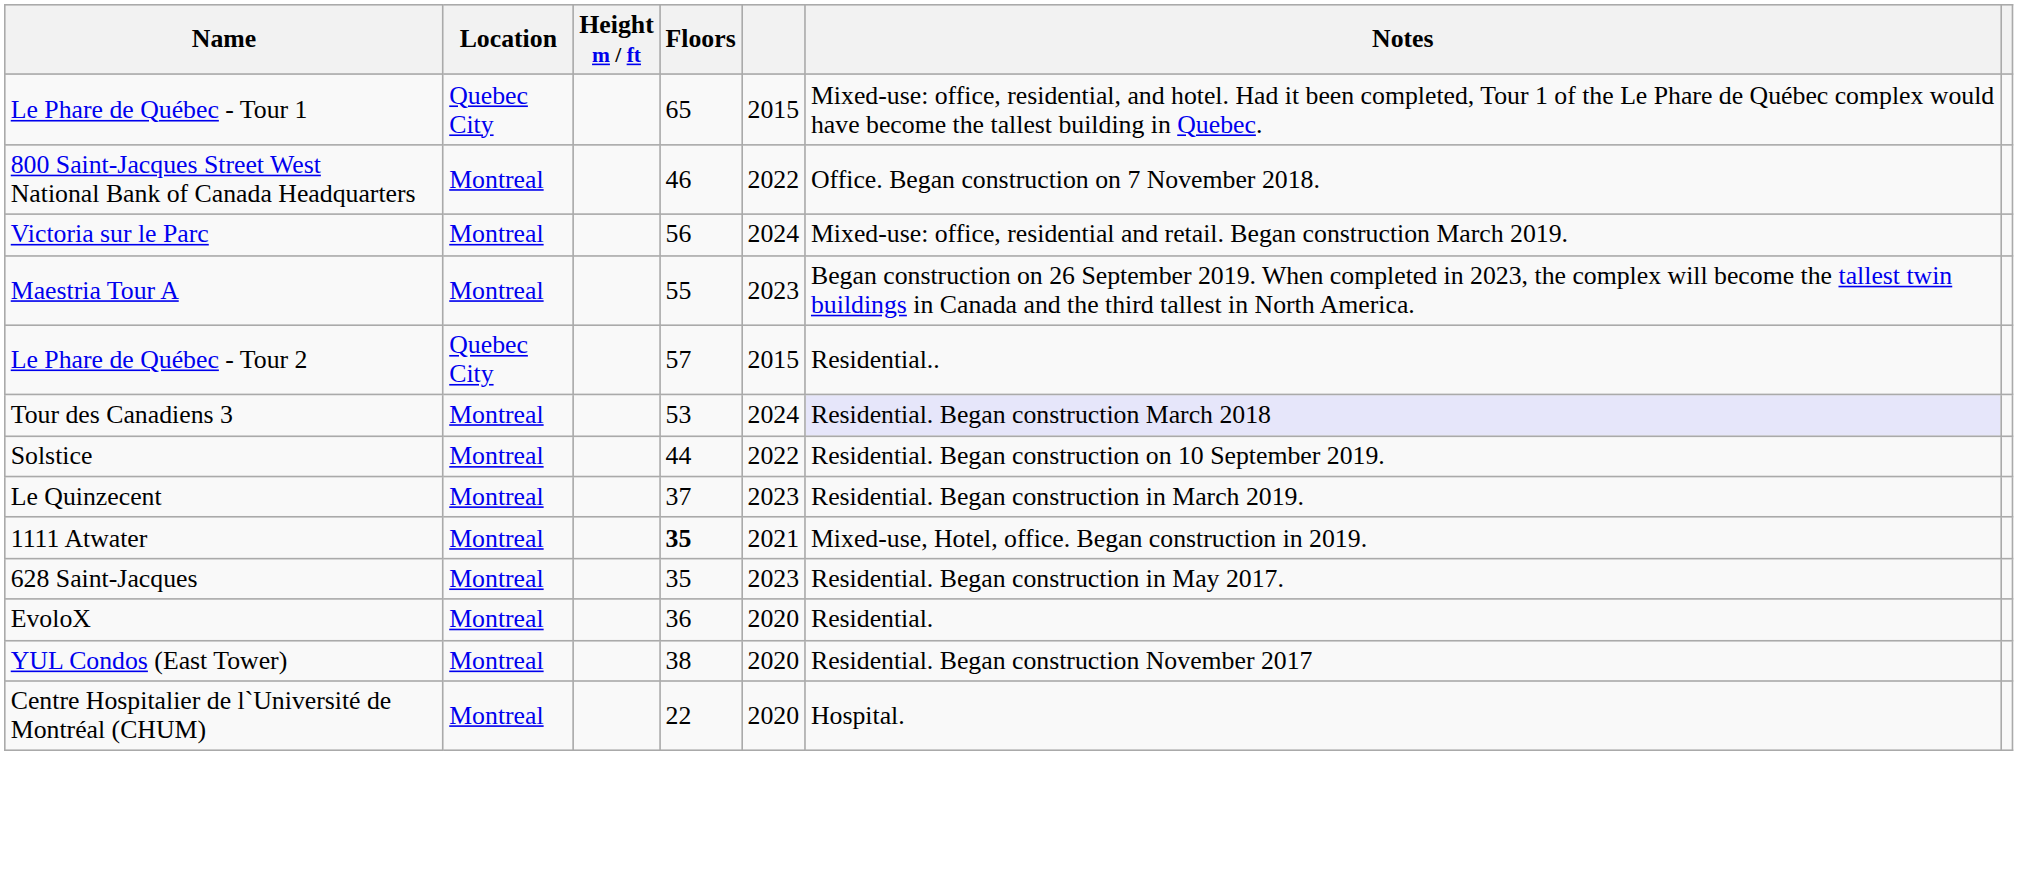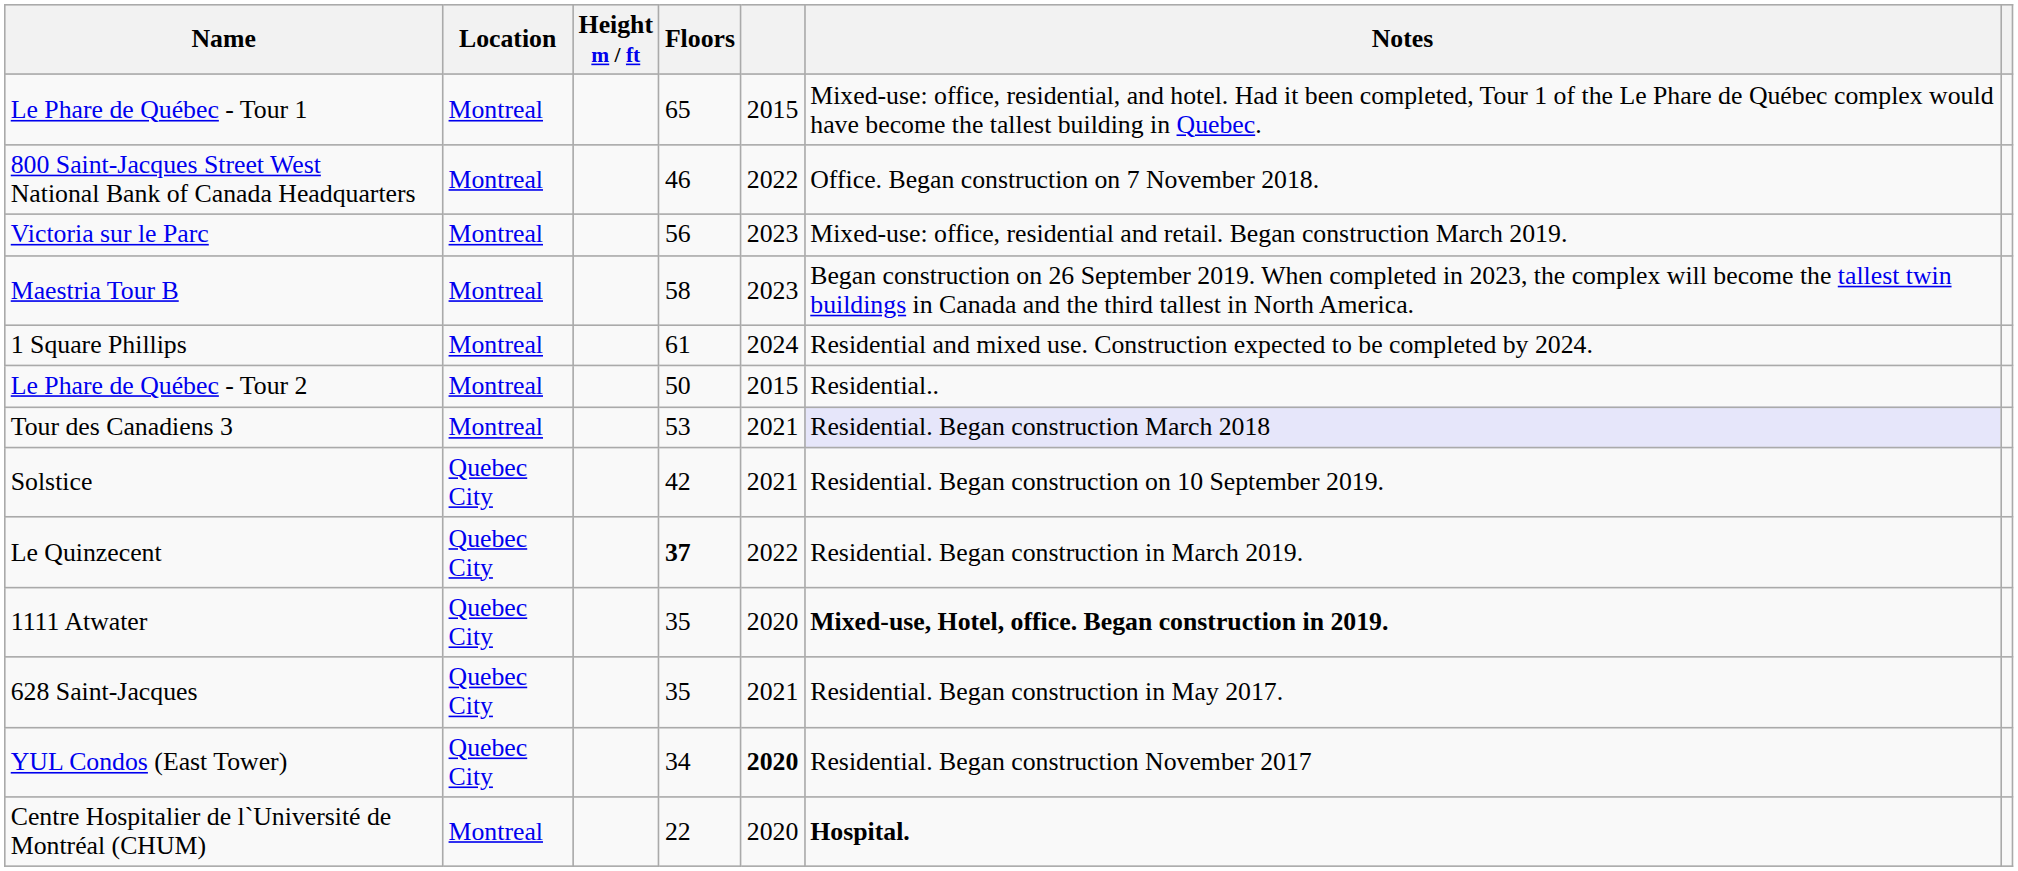(489, 109) Quebec City -> (496, 109) Montreal
(773, 234) 2024 -> (773, 234) 2023
+ row: (95, 289)
- row: (95, 289)
+ row: (99, 345)
(489, 359) Quebec City -> (496, 385) Montreal
(678, 359) 57 -> (678, 385) 50
(773, 414) 2024 -> (773, 426) 2021
(496, 455) Montreal -> (488, 482) Quebec City
(678, 455) 44 -> (678, 482) 42
(773, 455) 2022 -> (773, 482) 2021
(496, 496) Montreal -> (488, 552) Quebec City
(678, 496) normal -> (678, 552) bold
(773, 496) 2023 -> (773, 552) 2022
(496, 537) Montreal -> (488, 621) Quebec City
(678, 537) bold -> (678, 621) normal
(773, 537) 2021 -> (773, 621) 2020
(1089, 537) normal -> (1099, 621) bold
(496, 578) Montreal -> (488, 691) Quebec City
(773, 578) 2023 -> (773, 691) 2021
- row: (51, 619)
(496, 660) Montreal -> (488, 761) Quebec City
(678, 660) 38 -> (678, 761) 34
(773, 660) normal -> (773, 761) bold
(858, 715) normal -> (860, 831) bold
